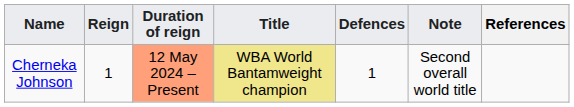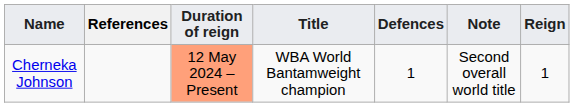columns swapped: (108, 24) <-> (525, 24)
(274, 73) khaki background -> (313, 73) no background
